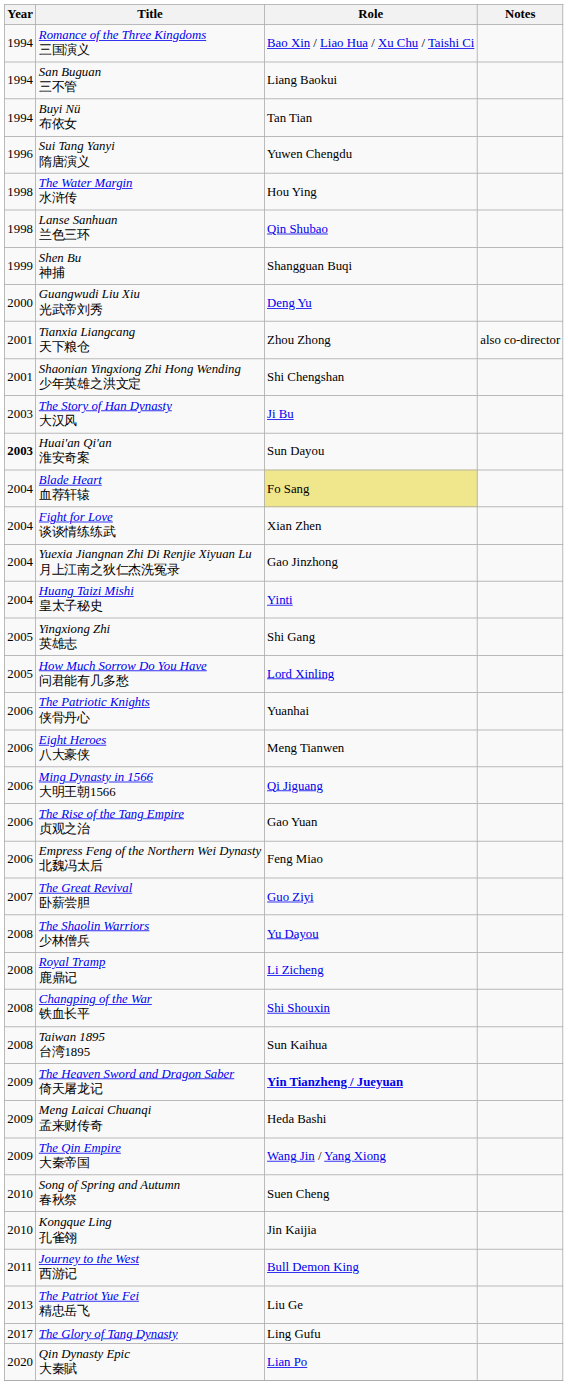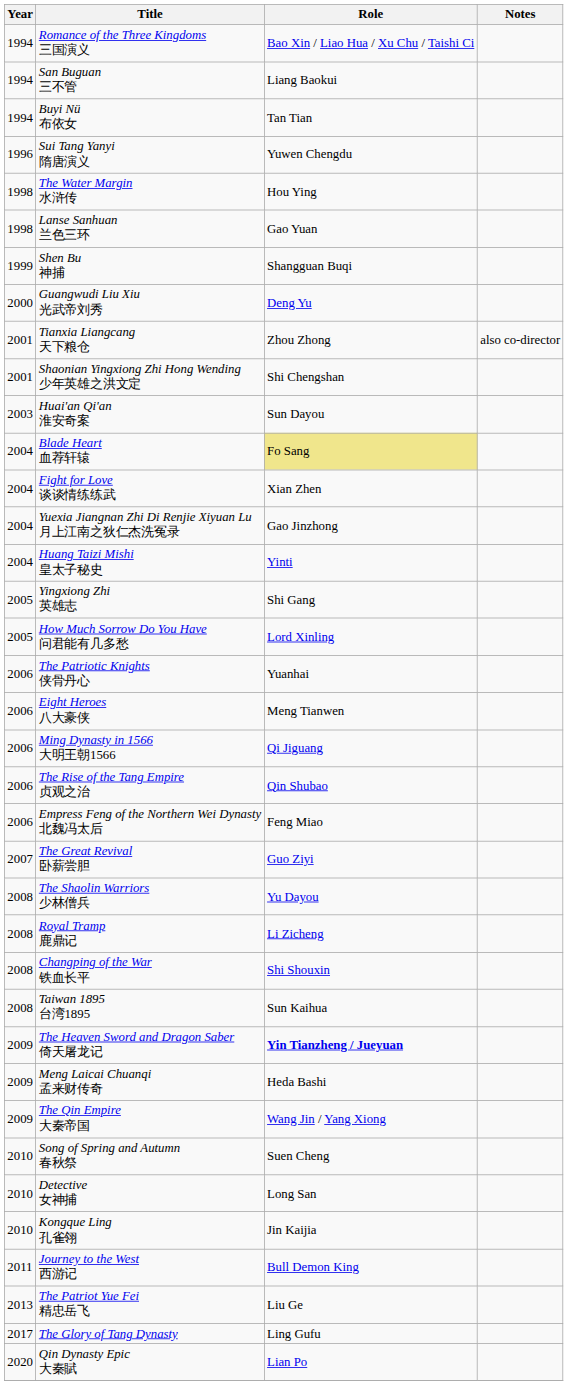(297, 228) Qin Shubao -> (292, 228) Gao Yuan
- row: (105, 413)
(20, 451) bold -> (20, 414) normal
(292, 822) Gao Yuan -> (297, 785) Qin Shubao
+ row: (63, 1192)
